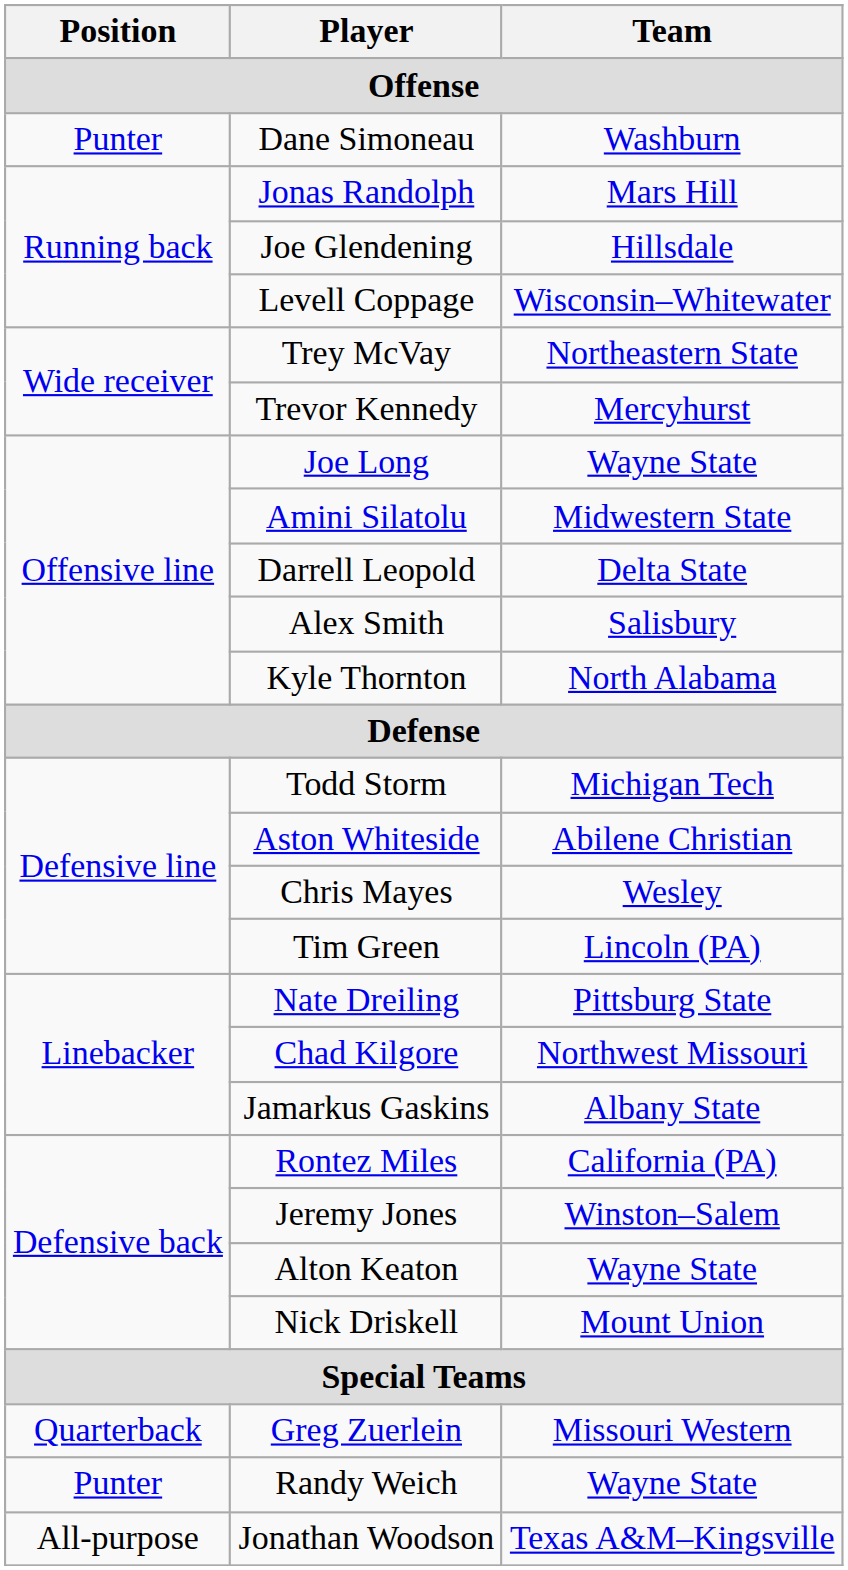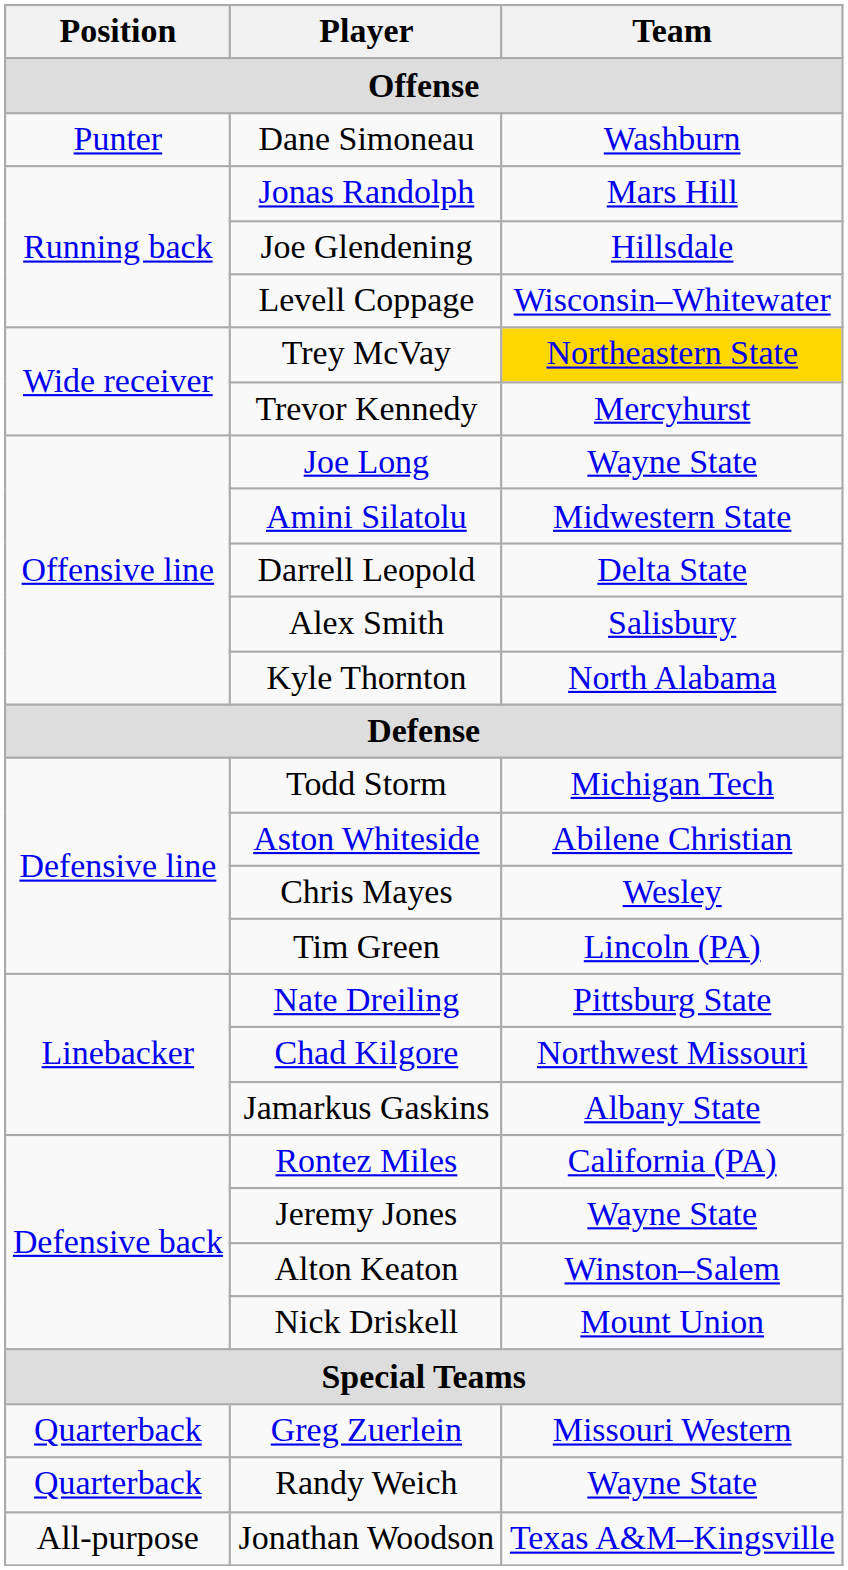(672, 354) no background -> (672, 354) gold background
(672, 1214) Winston–Salem -> (672, 1214) Wayne State
(672, 1268) Wayne State -> (672, 1268) Winston–Salem
(118, 1483) Punter -> (118, 1483) Quarterback
